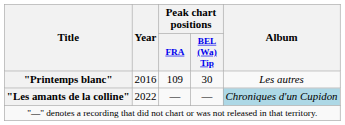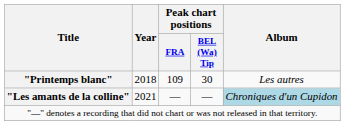(145, 79) 2016 -> (145, 79) 2018
(145, 96) 2022 -> (145, 96) 2021
